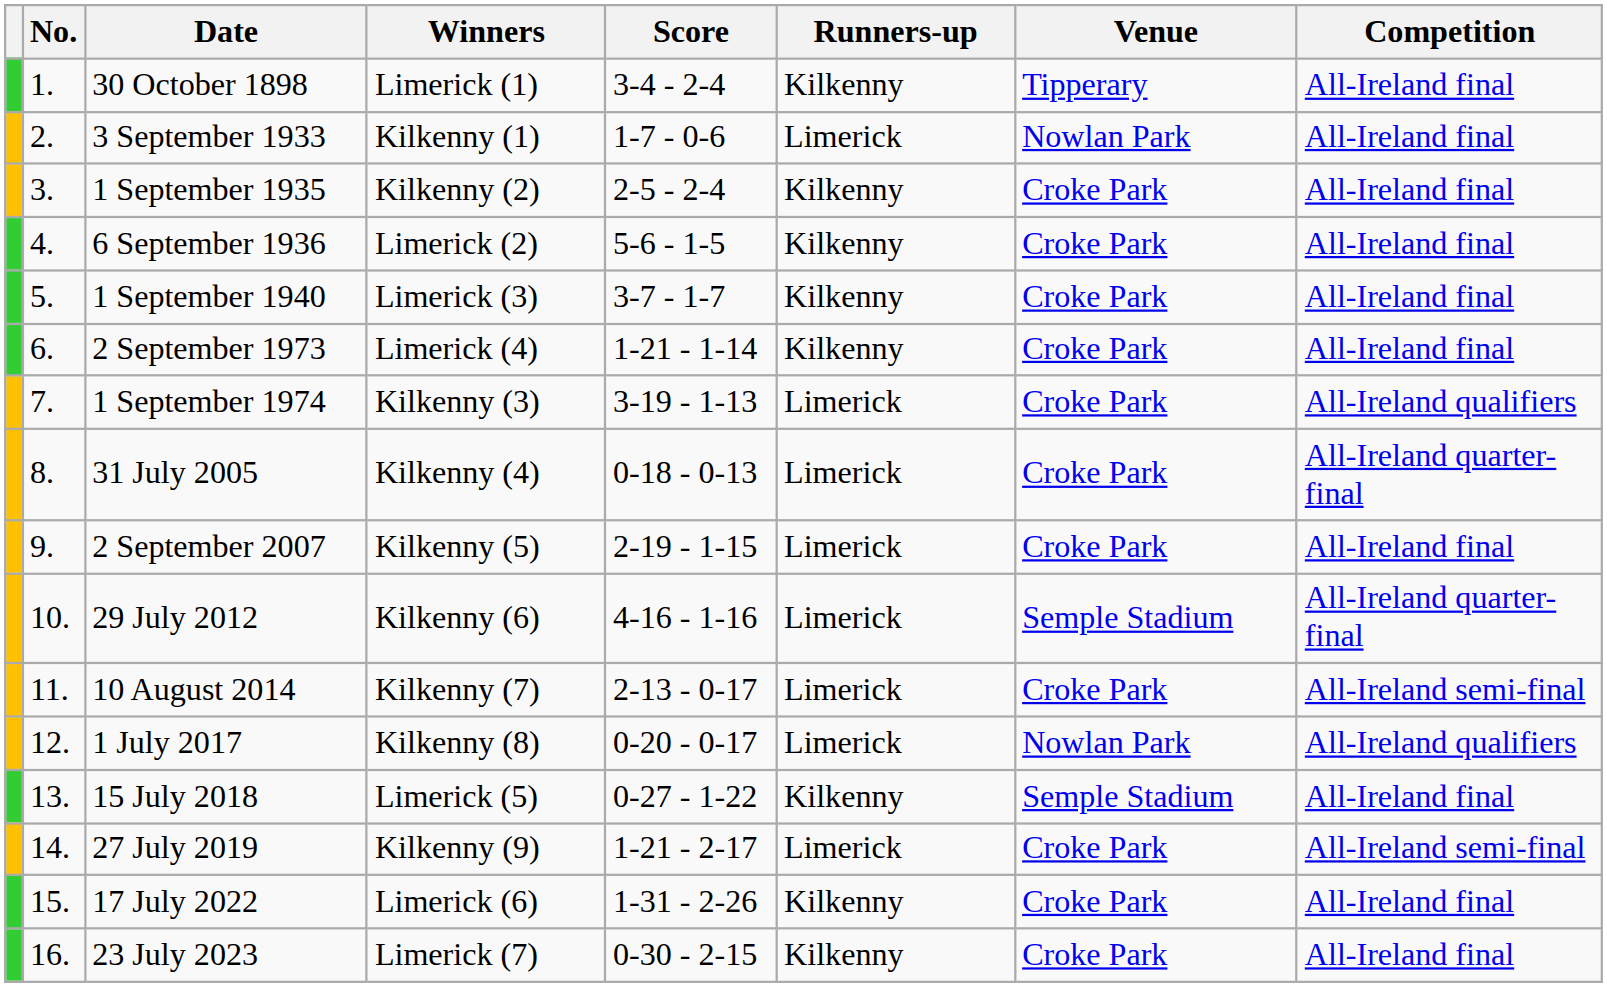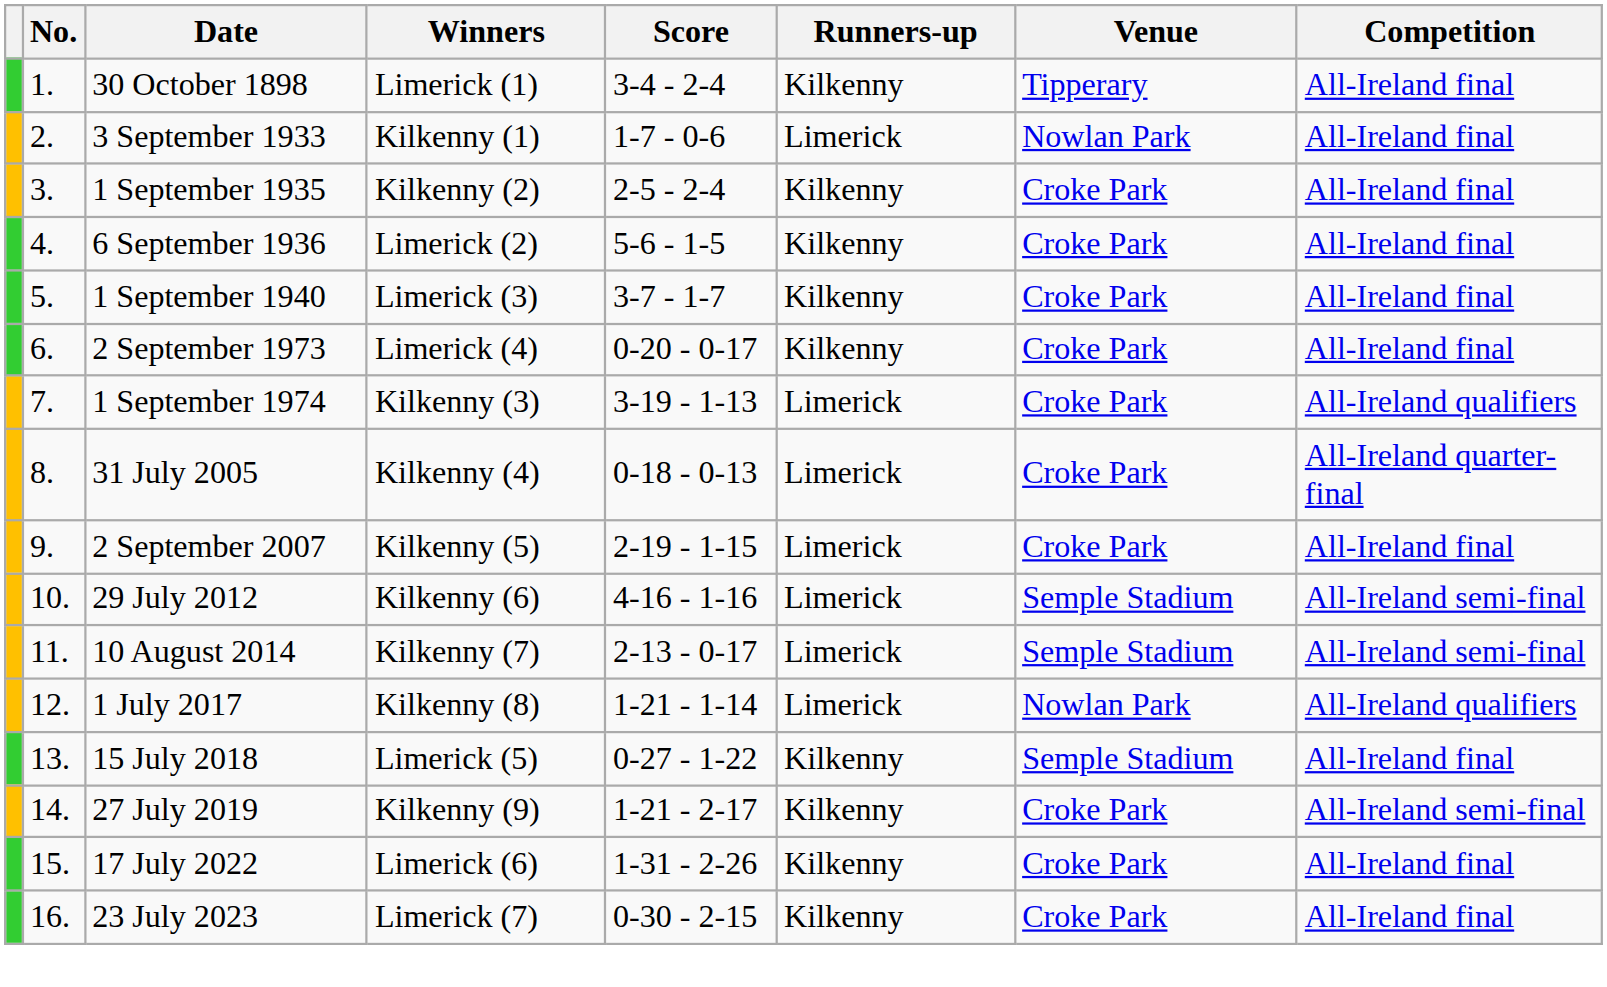(685, 349) 1-21 - 1-14 -> (685, 349) 0-20 - 0-17
(1431, 617) All-Ireland quarter-final -> (1445, 598) All-Ireland semi-final
(1095, 689) Croke Park -> (1128, 651) Semple Stadium
(685, 742) 0-20 - 0-17 -> (685, 704) 1-21 - 1-14
(843, 848) Limerick -> (844, 810) Kilkenny
